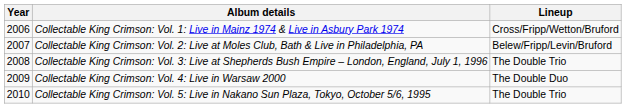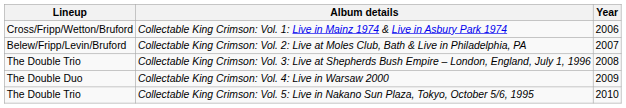columns swapped: (18, 12) <-> (556, 12)
